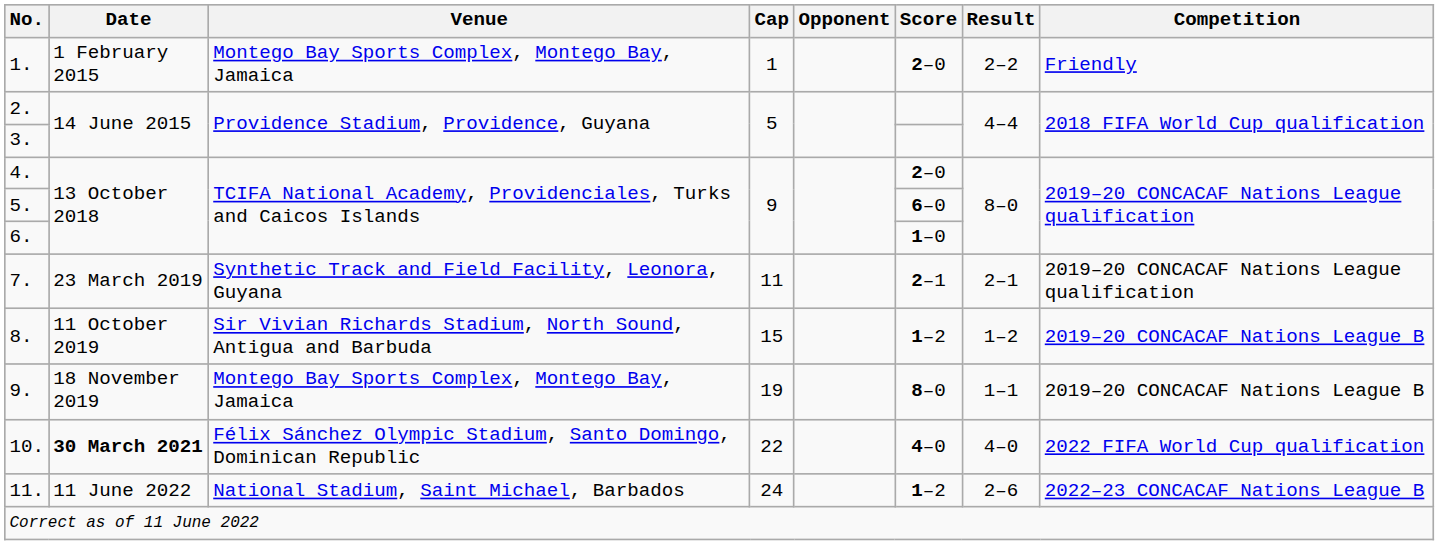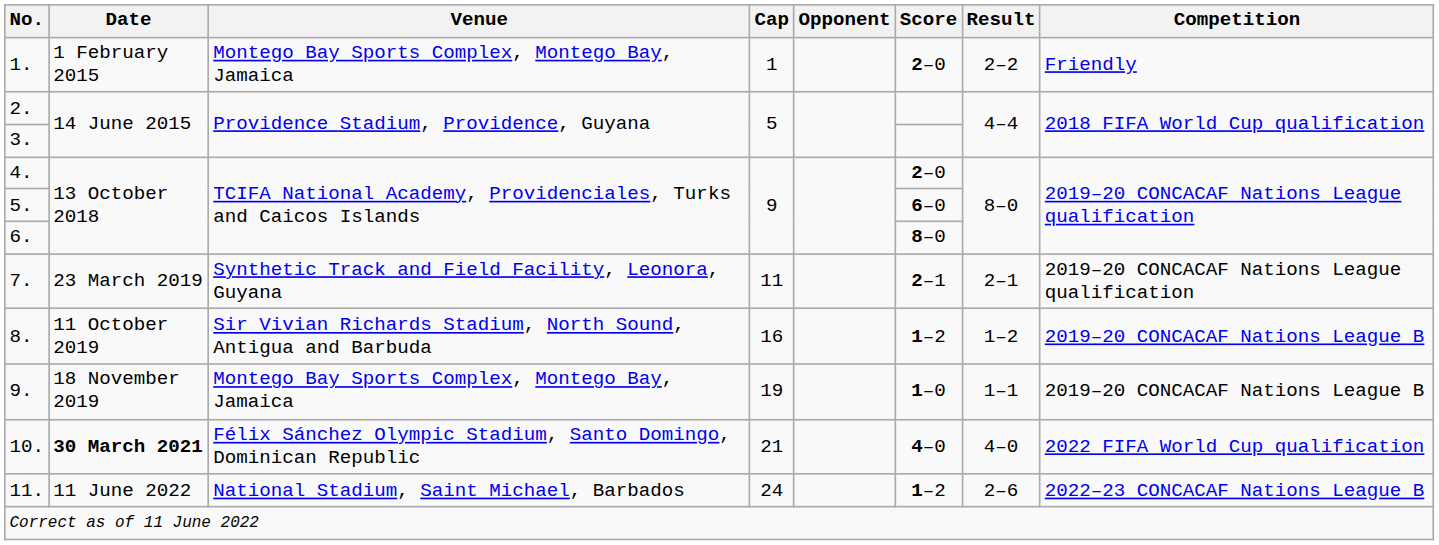(928, 237) 1–0 -> (928, 237) 8–0
(772, 336) 15 -> (772, 336) 16
(928, 391) 8–0 -> (928, 391) 1–0
(772, 446) 22 -> (772, 446) 21
